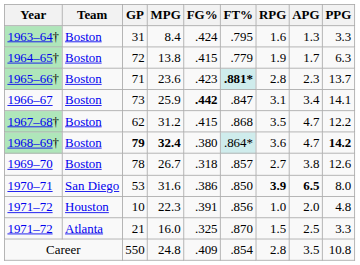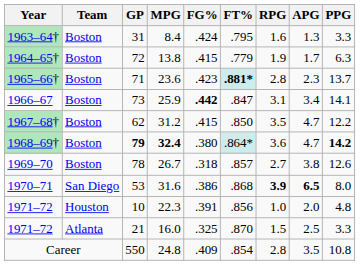(242, 121) .868 -> (242, 121) .850
(242, 185) .850 -> (242, 185) .868
